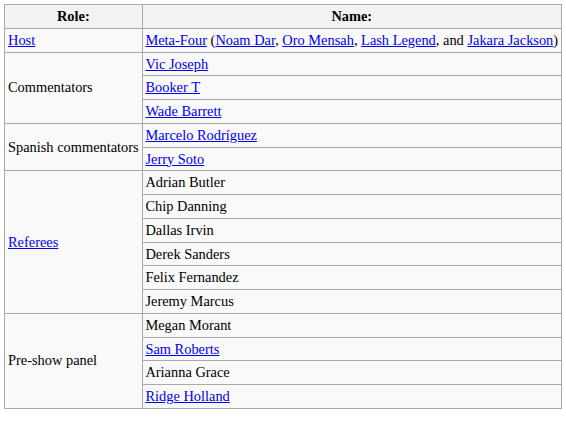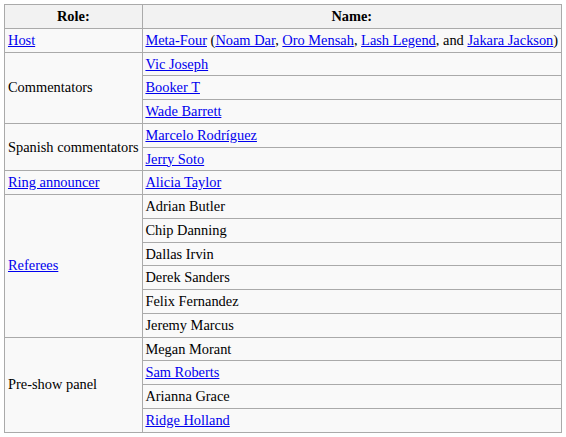+ row: (183, 182)
